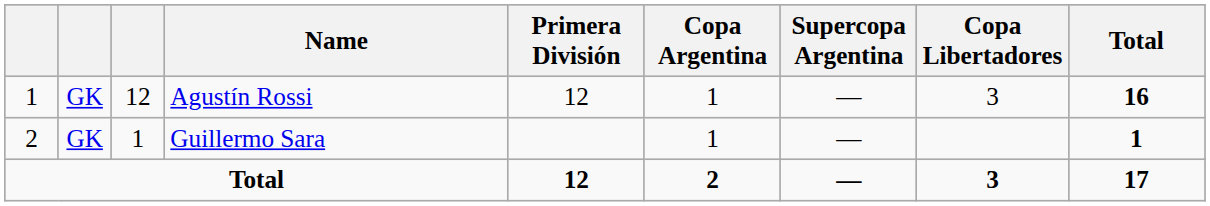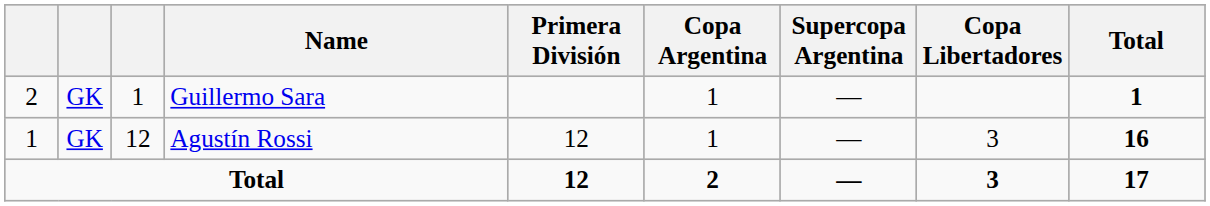rows swapped: (241, 96) <-> (248, 138)
